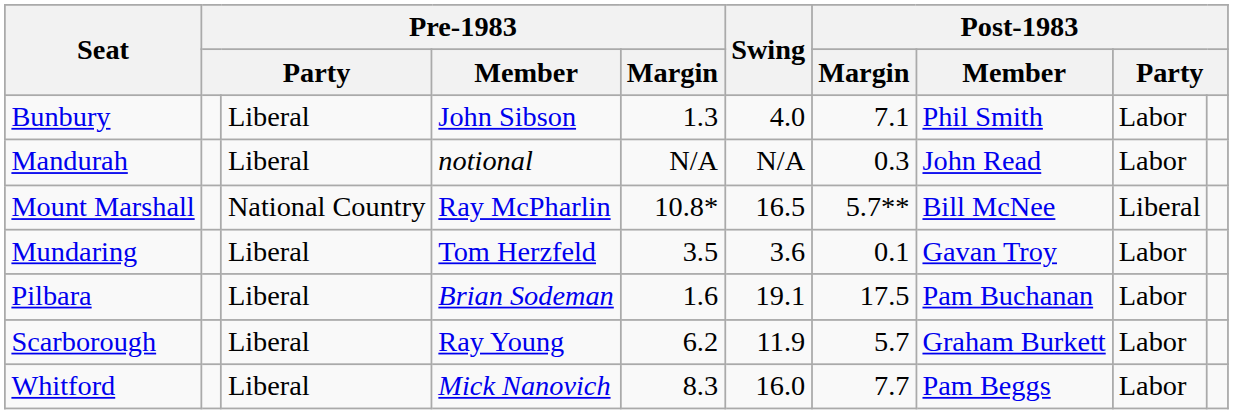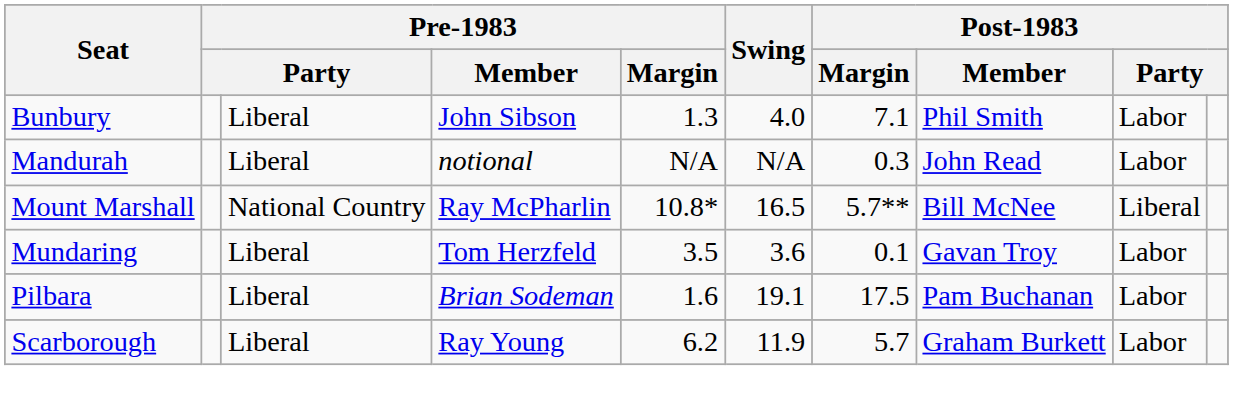- row: (63, 386)
